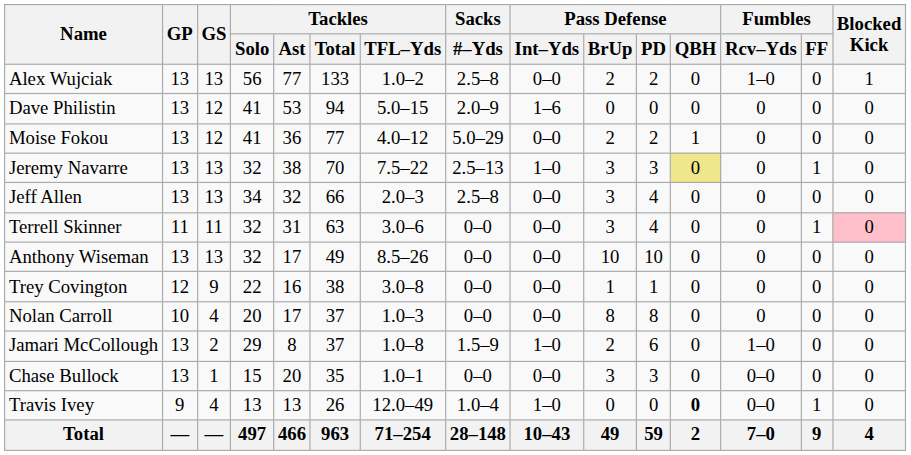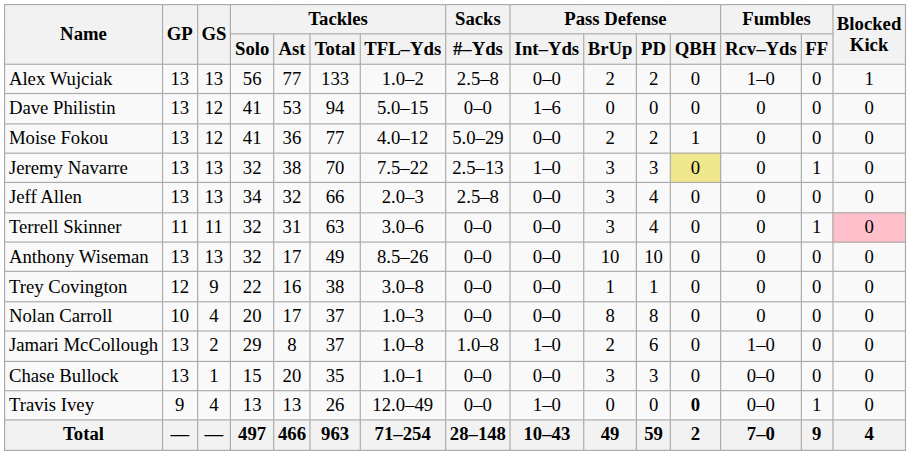(478, 108) 2.0–9 -> (478, 108) 0–0
(478, 345) 1.5–9 -> (478, 345) 1.0–8
(478, 405) 1.0–4 -> (478, 405) 0–0
